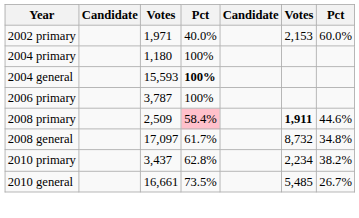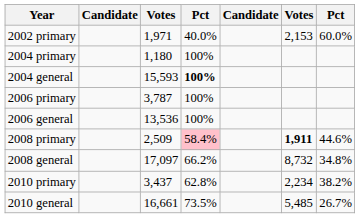+ row: (40, 118)
(200, 139) 61.7% -> (200, 160) 66.2%
